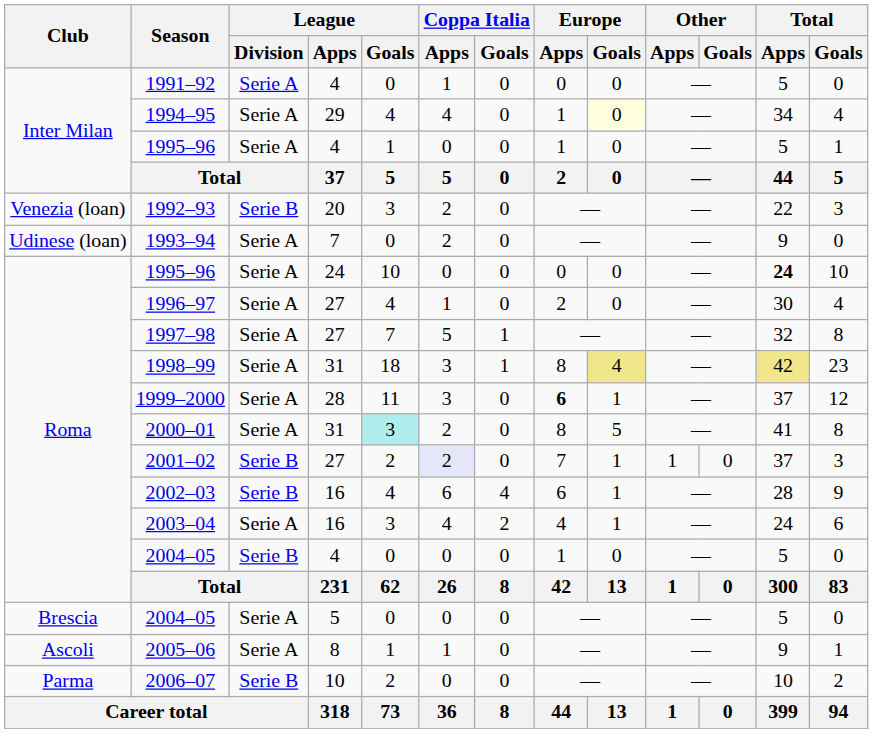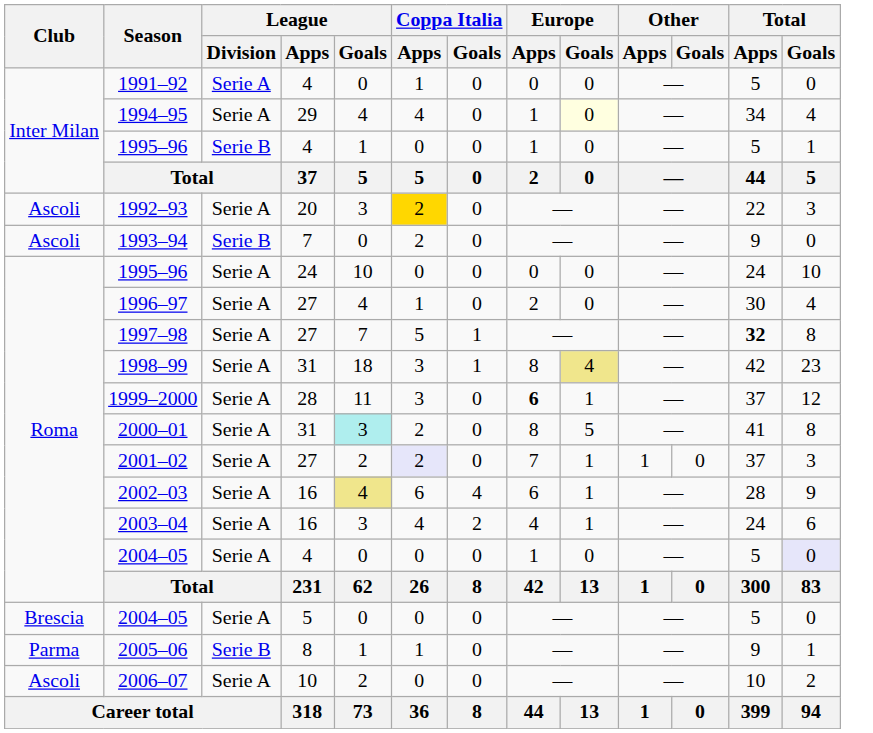(269, 146) Serie A -> (241, 146) Serie B
(68, 209) Venezia (loan) -> (54, 209) Ascoli
(269, 209) Serie B -> (241, 209) Serie A
(447, 209) no background -> (419, 209) gold background
(68, 240) Udinese (loan) -> (54, 240) Ascoli
(269, 240) Serie A -> (241, 240) Serie B
(783, 271) bold -> (756, 271) normal
(783, 334) normal -> (756, 334) bold
(783, 366) khaki background -> (756, 366) no background
(269, 460) Serie B -> (241, 460) Serie A
(269, 492) Serie B -> (241, 492) Serie A
(390, 492) no background -> (363, 492) khaki background
(269, 555) Serie B -> (241, 555) Serie A
(839, 555) no background -> (811, 555) lavender background
(68, 649) Ascoli -> (54, 649) Parma
(269, 649) Serie A -> (241, 649) Serie B
(68, 680) Parma -> (54, 680) Ascoli
(269, 680) Serie B -> (241, 680) Serie A
